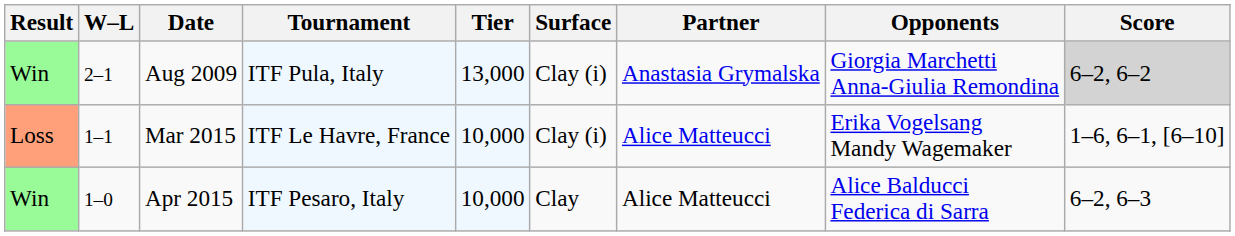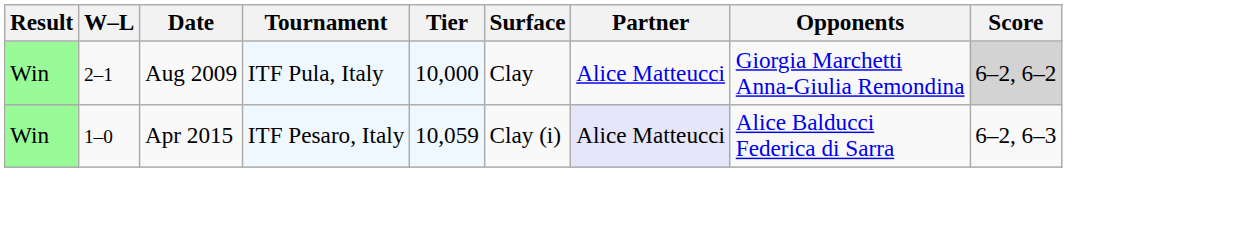(493, 72) 13,000 -> (447, 72) 10,000
(571, 72) Clay (i) -> (511, 72) Clay
(721, 72) Anastasia Grymalska -> (651, 72) Alice Matteucci
- row: (190, 135)
(493, 198) 10,000 -> (447, 135) 10,059
(557, 198) Clay -> (525, 135) Clay (i)
(696, 198) no background -> (651, 135) lavender background
